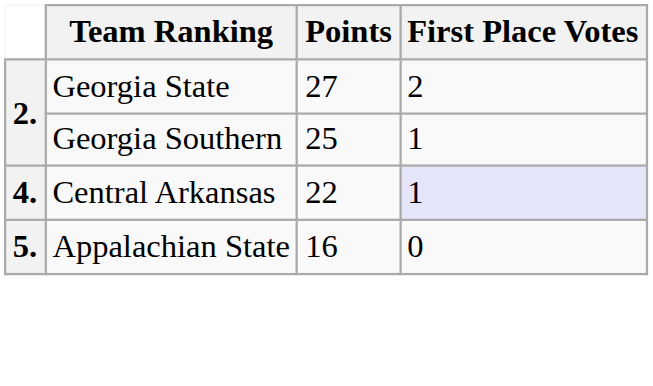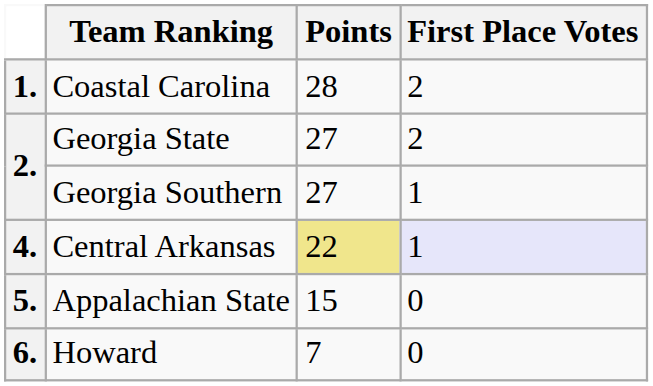+ row: (161, 85)
(321, 139) 25 -> (321, 192) 27
(321, 192) no background -> (321, 246) khaki background
(321, 246) 16 -> (321, 300) 15
+ row: (105, 353)
